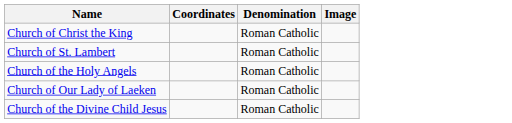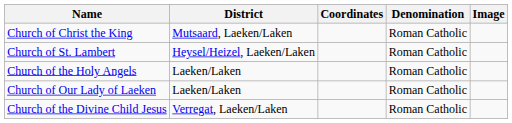+ column: (244, 14)
